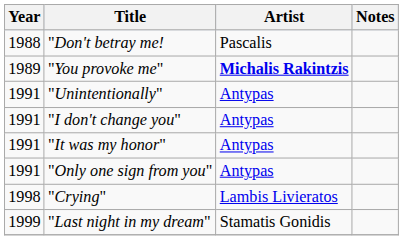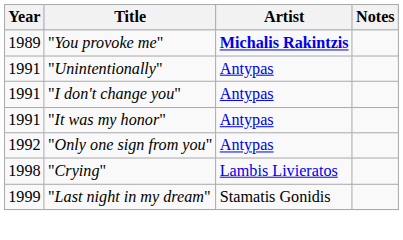- row: (106, 42)
(24, 171) 1991 -> (24, 145) 1992
